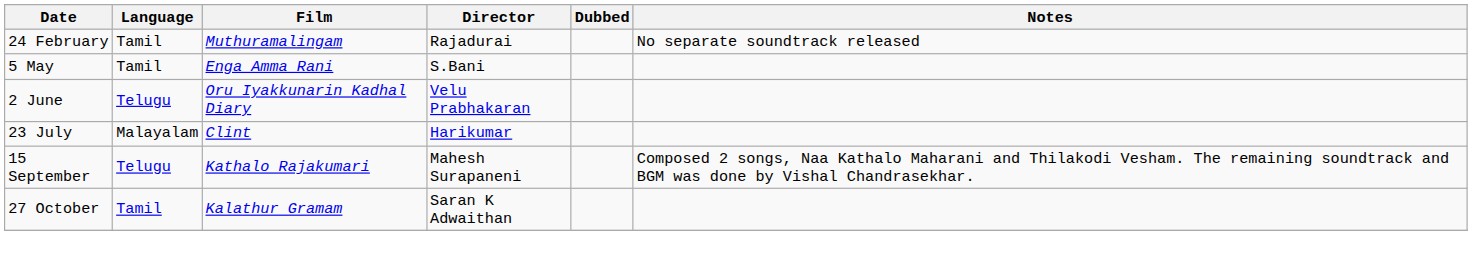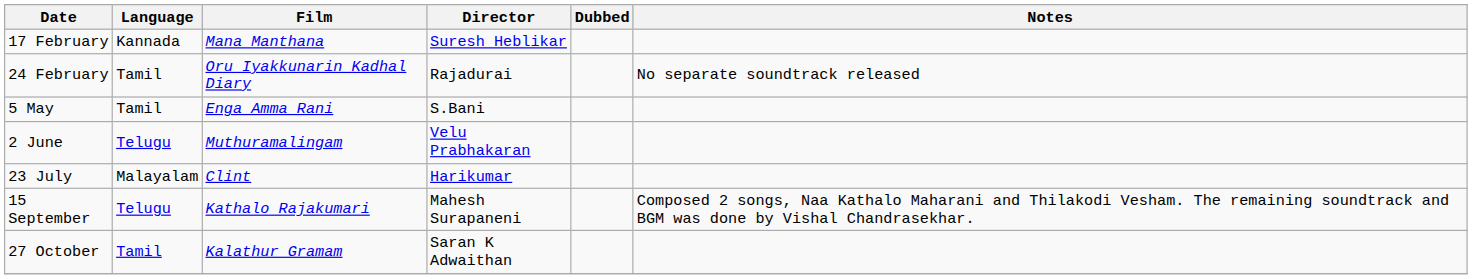+ row: (58, 42)
(274, 42) Muthuramalingam -> (306, 75) Oru Iyakkunarin Kadhal Diary
(306, 100) Oru Iyakkunarin Kadhal Diary -> (274, 142) Muthuramalingam
